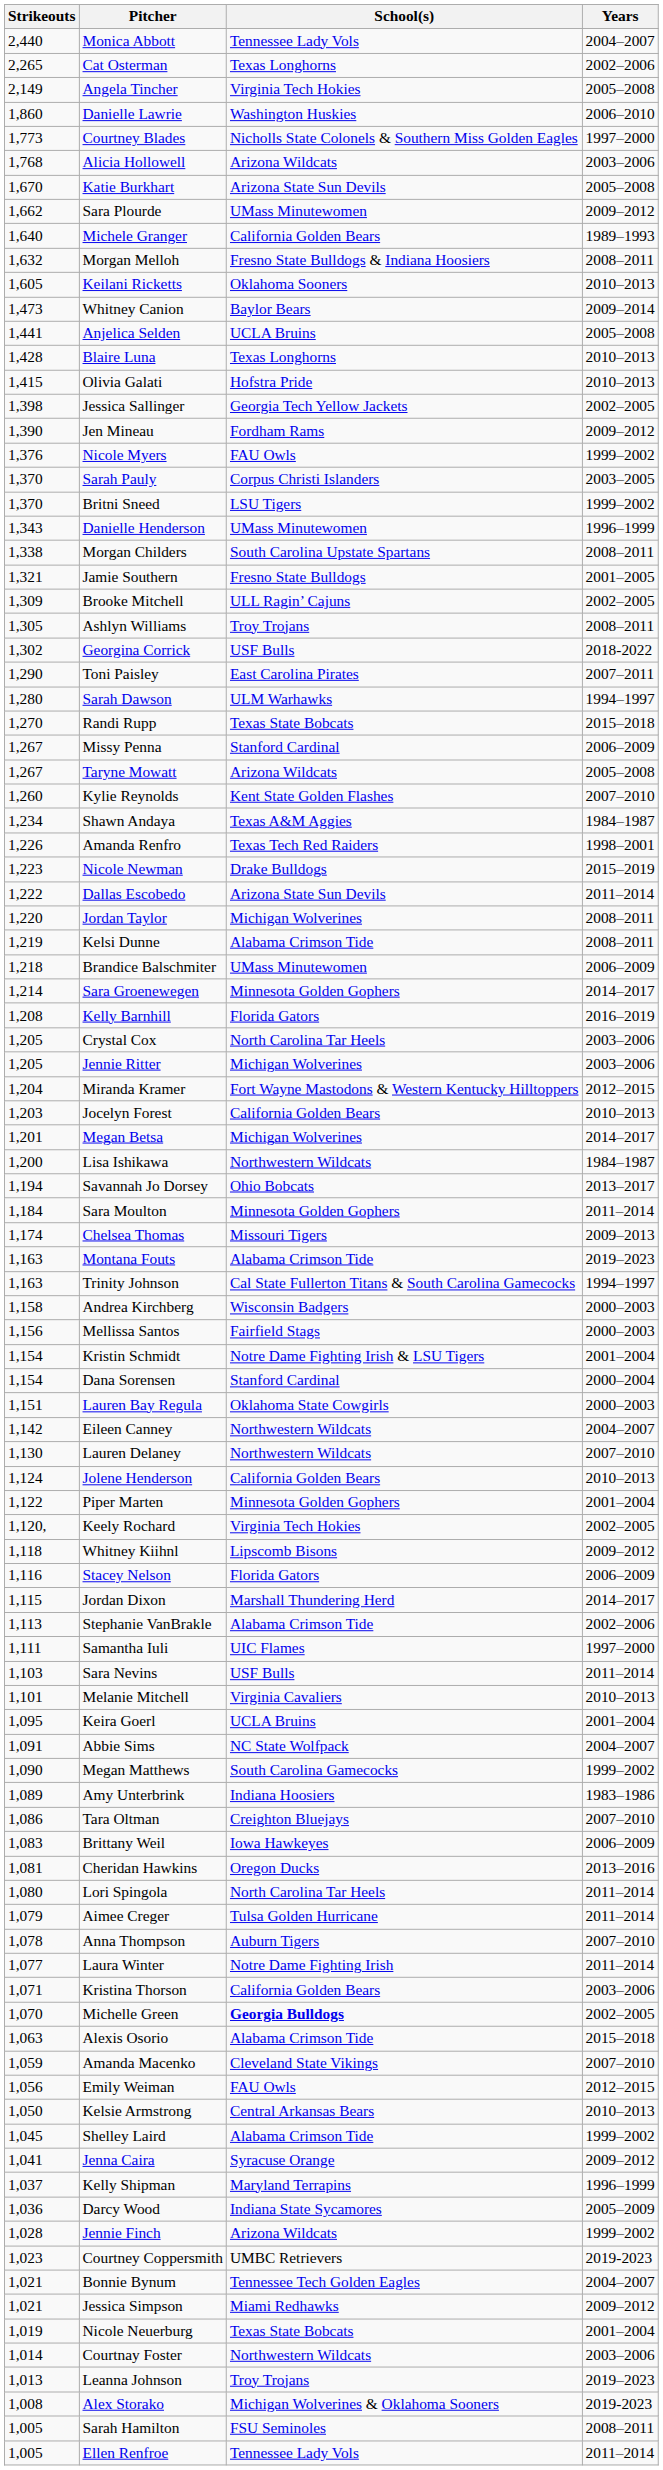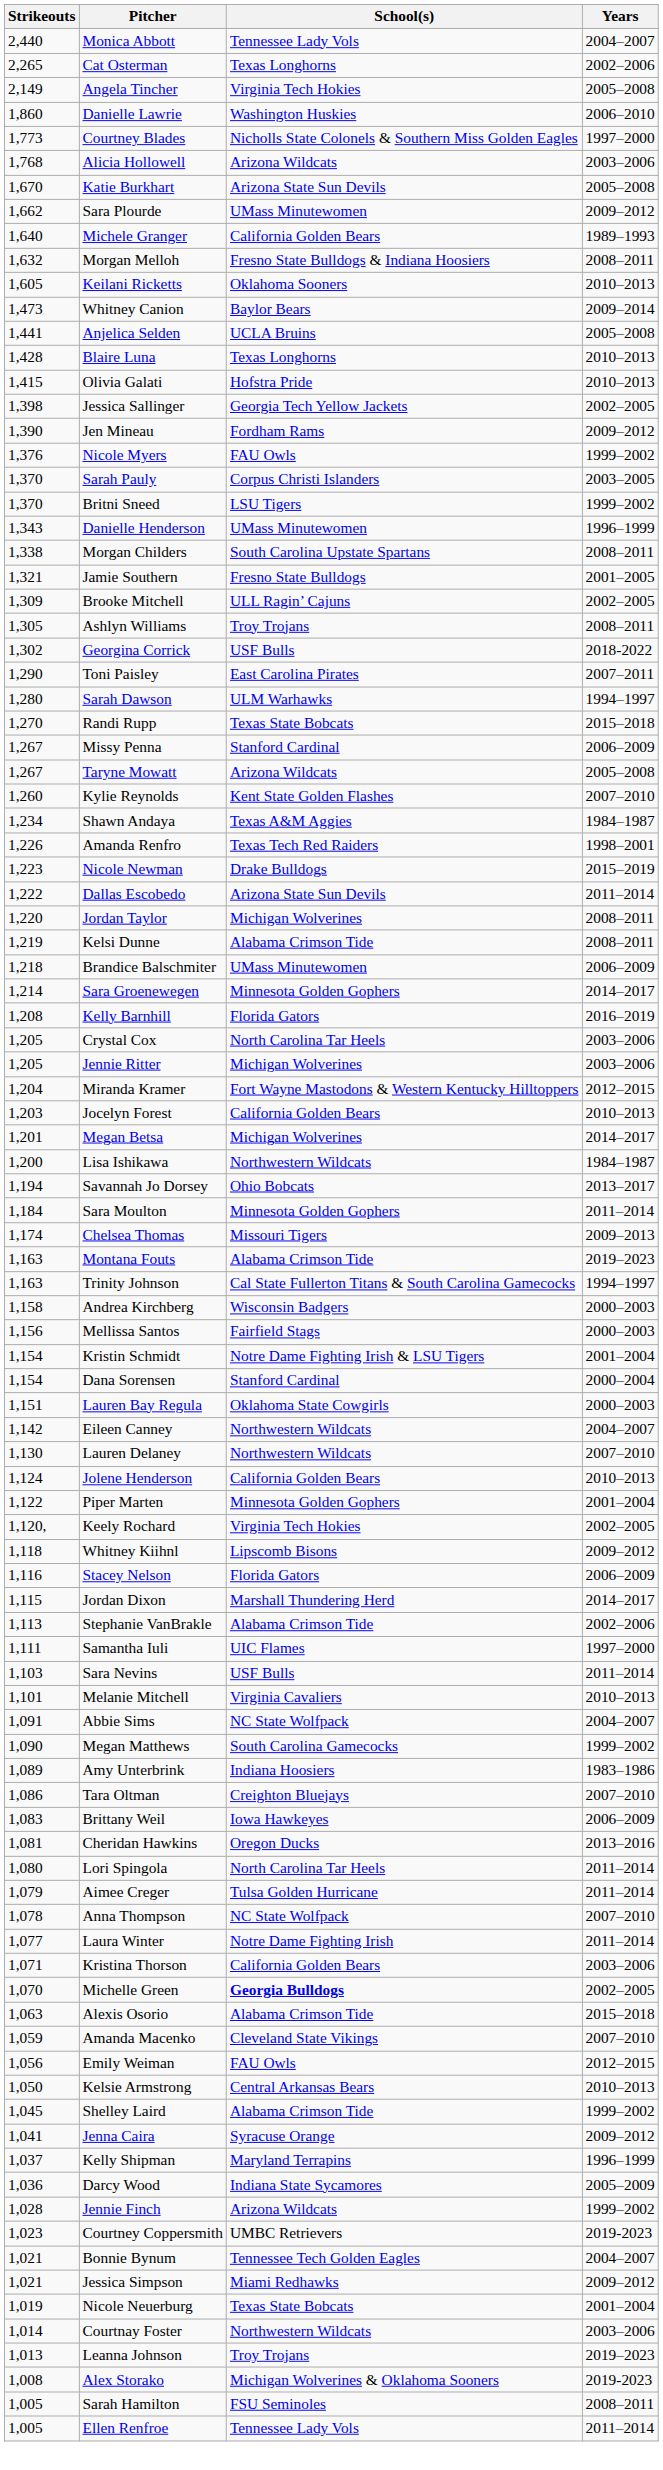- row: (119, 1721)
(275, 1941) Auburn Tigers -> (289, 1916) NC State Wolfpack
